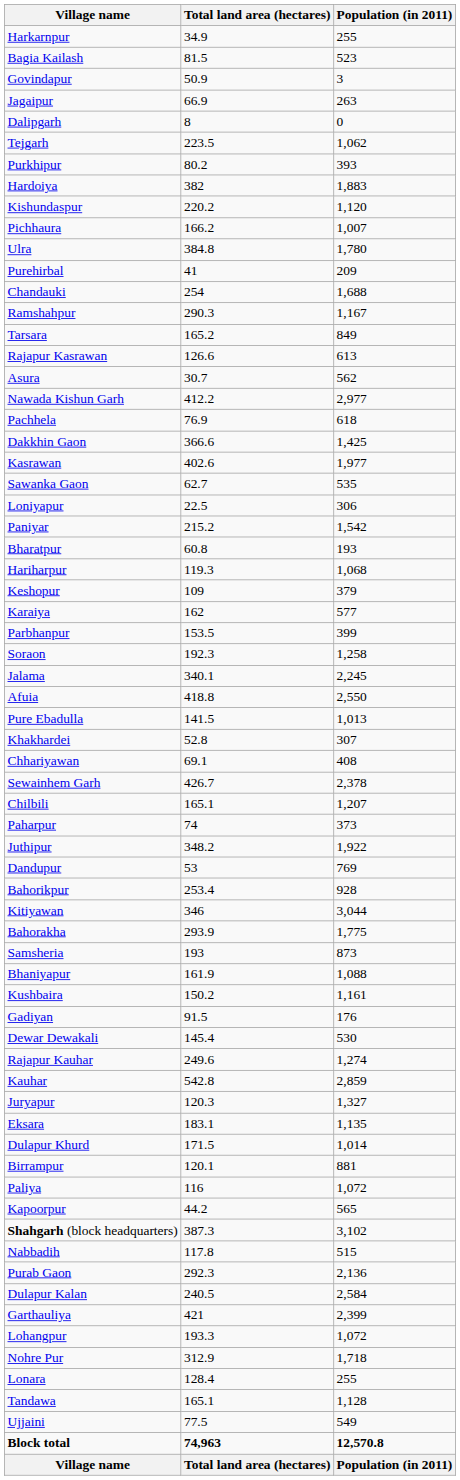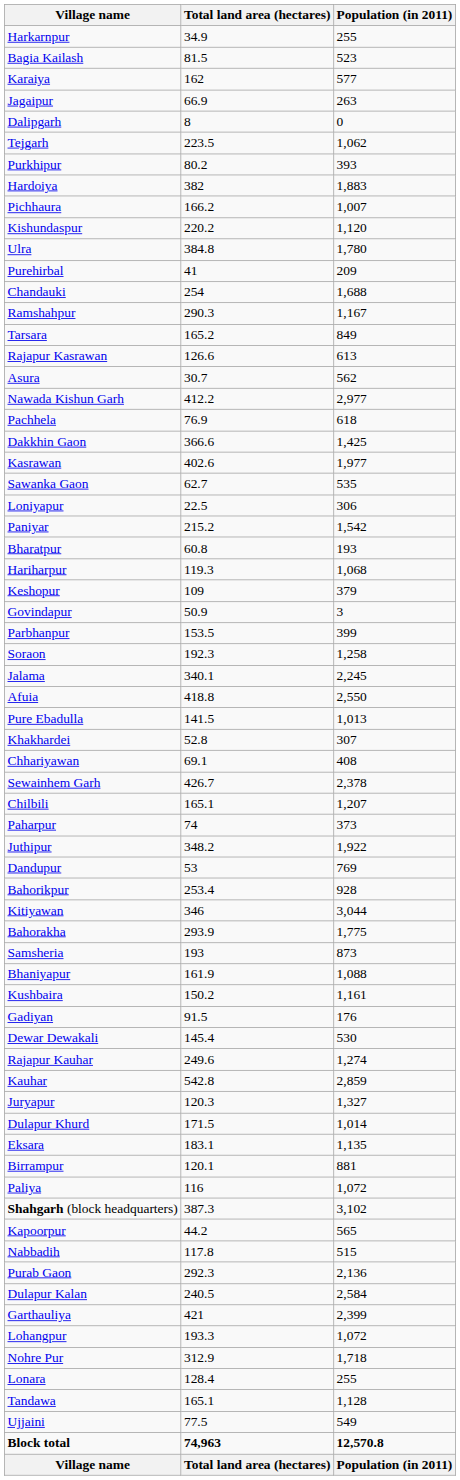rows swapped: (40, 79) <-> (29, 611)
rows swapped: (34, 228) <-> (45, 206)
rows swapped: (48, 1144) <-> (26, 1123)
rows swapped: (93, 1230) <-> (37, 1208)
